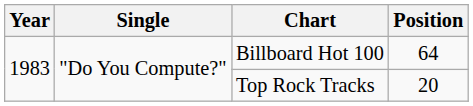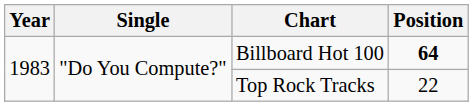(428, 52) normal -> (428, 52) bold
(428, 85) 20 -> (428, 85) 22
